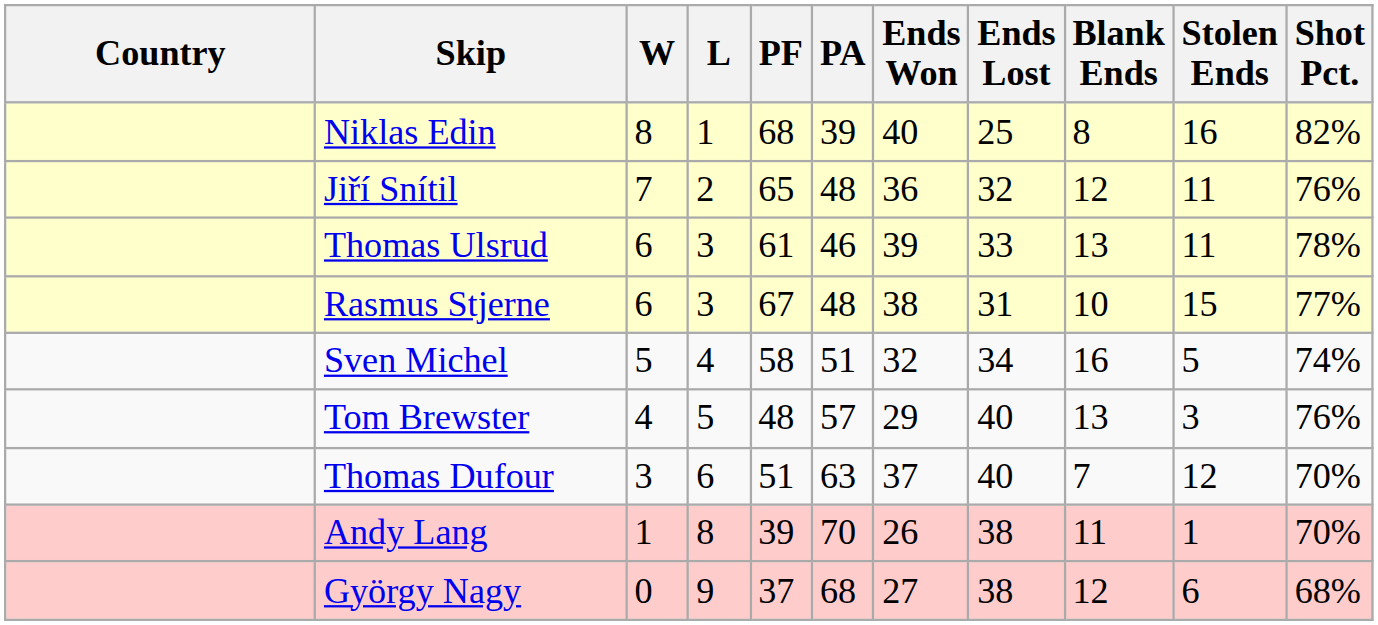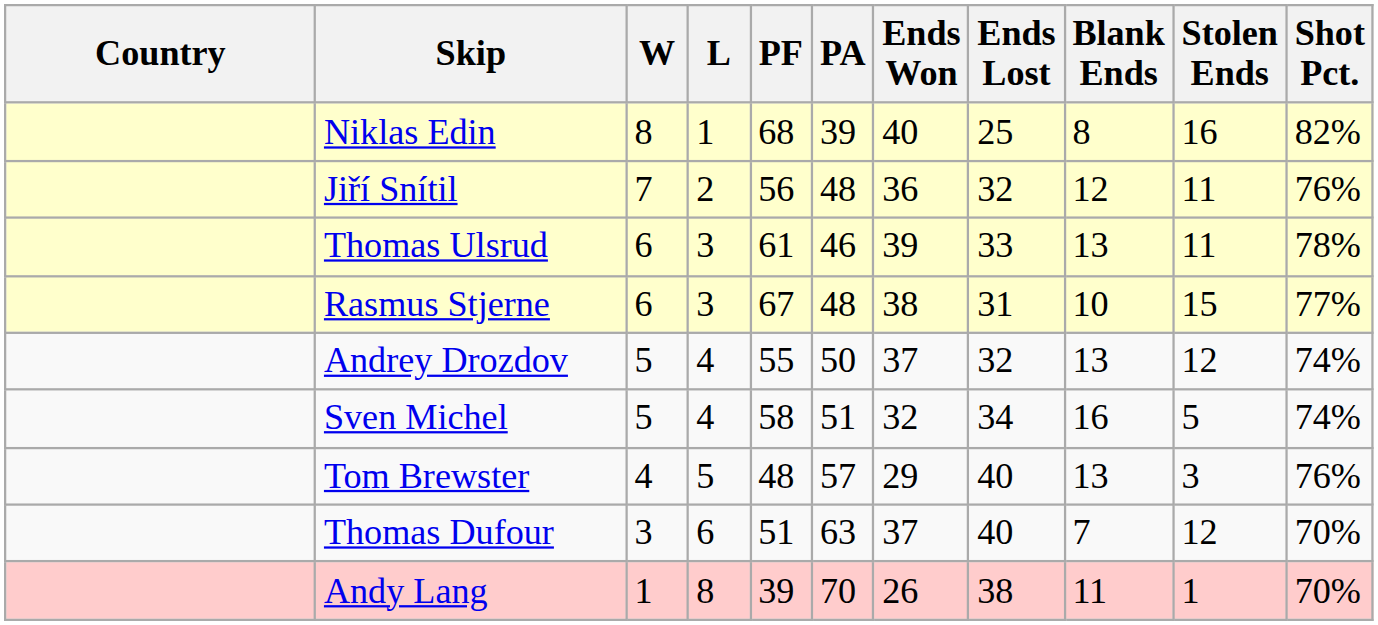(776, 188) 65 -> (776, 188) 56
+ row: (446, 360)
- row: (423, 589)
